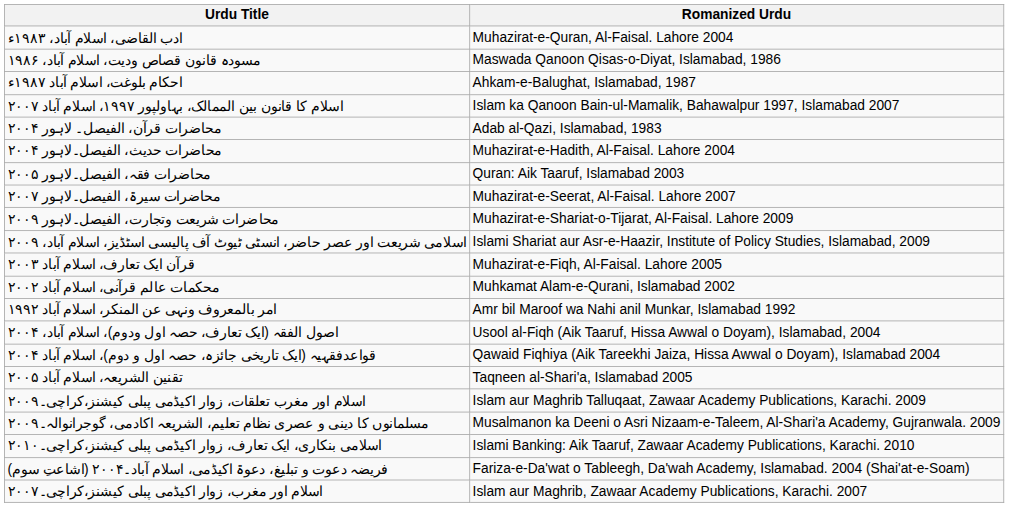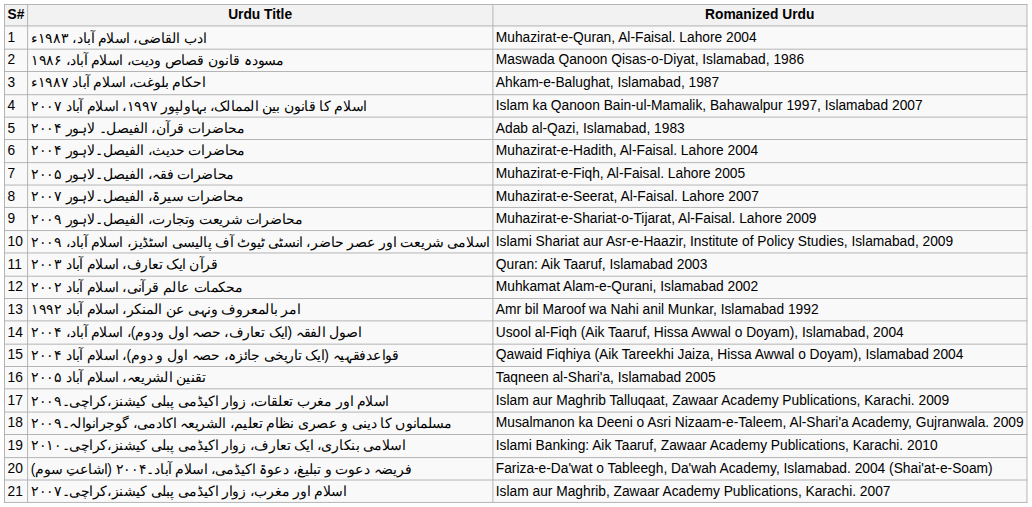+ column: (16, 15)
(578, 173) Quran: Aik Taaruf, Islamabad 2003 -> (620, 173) Muhazirat-e-Fiqh, Al-Faisal. Lahore 2005
(597, 264) Muhazirat-e-Fiqh, Al-Faisal. Lahore 2005 -> (602, 264) Quran: Aik Taaruf, Islamabad 2003
